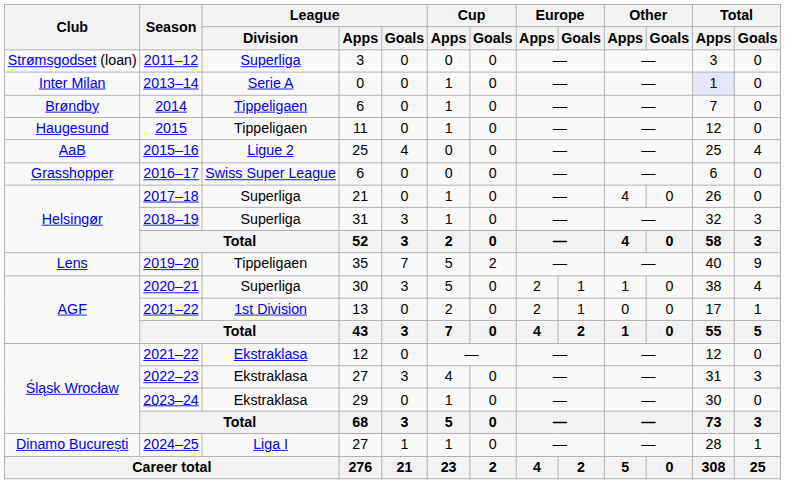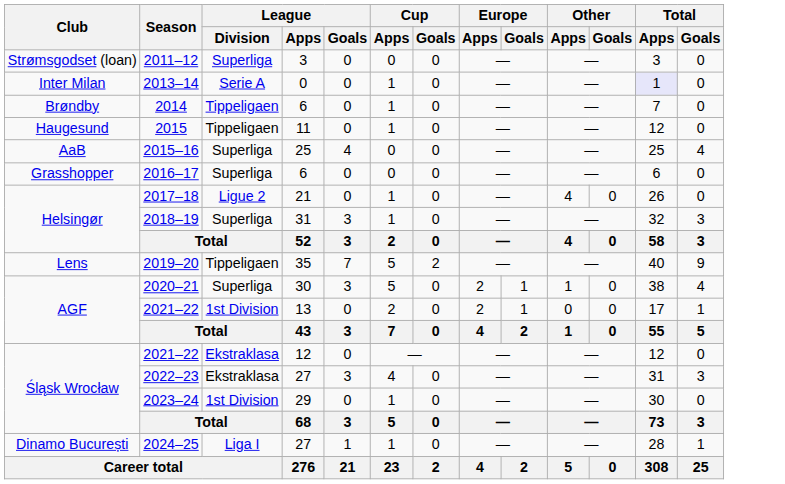(271, 151) Ligue 2 -> (242, 151) Superliga
(271, 173) Swiss Super League -> (242, 173) Superliga
(271, 196) Superliga -> (242, 196) Ligue 2
(271, 399) Ekstraklasa -> (242, 399) 1st Division
